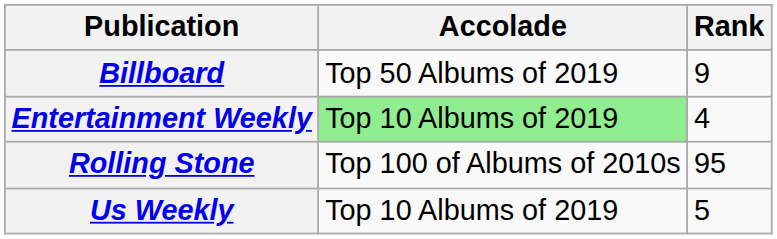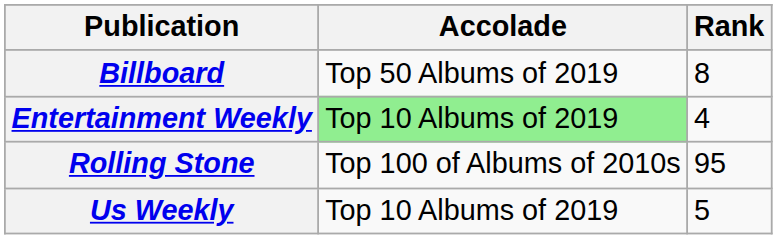(702, 73) 9 -> (702, 73) 8
